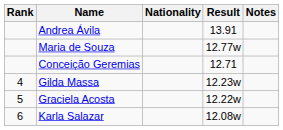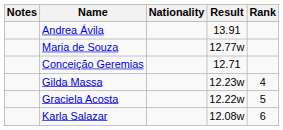columns swapped: (20, 13) <-> (261, 13)
